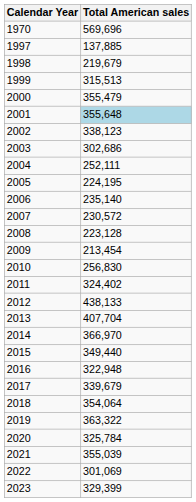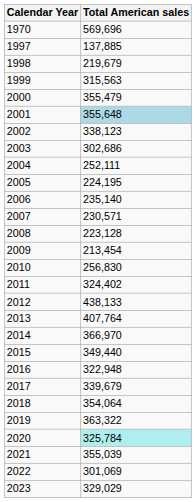(102, 81) 315,513 -> (102, 81) 315,563
(102, 217) 230,572 -> (102, 217) 230,571
(102, 319) 407,704 -> (102, 319) 407,764
(102, 438) no background -> (102, 438) paleturquoise background
(102, 489) 329,399 -> (102, 489) 329,029
